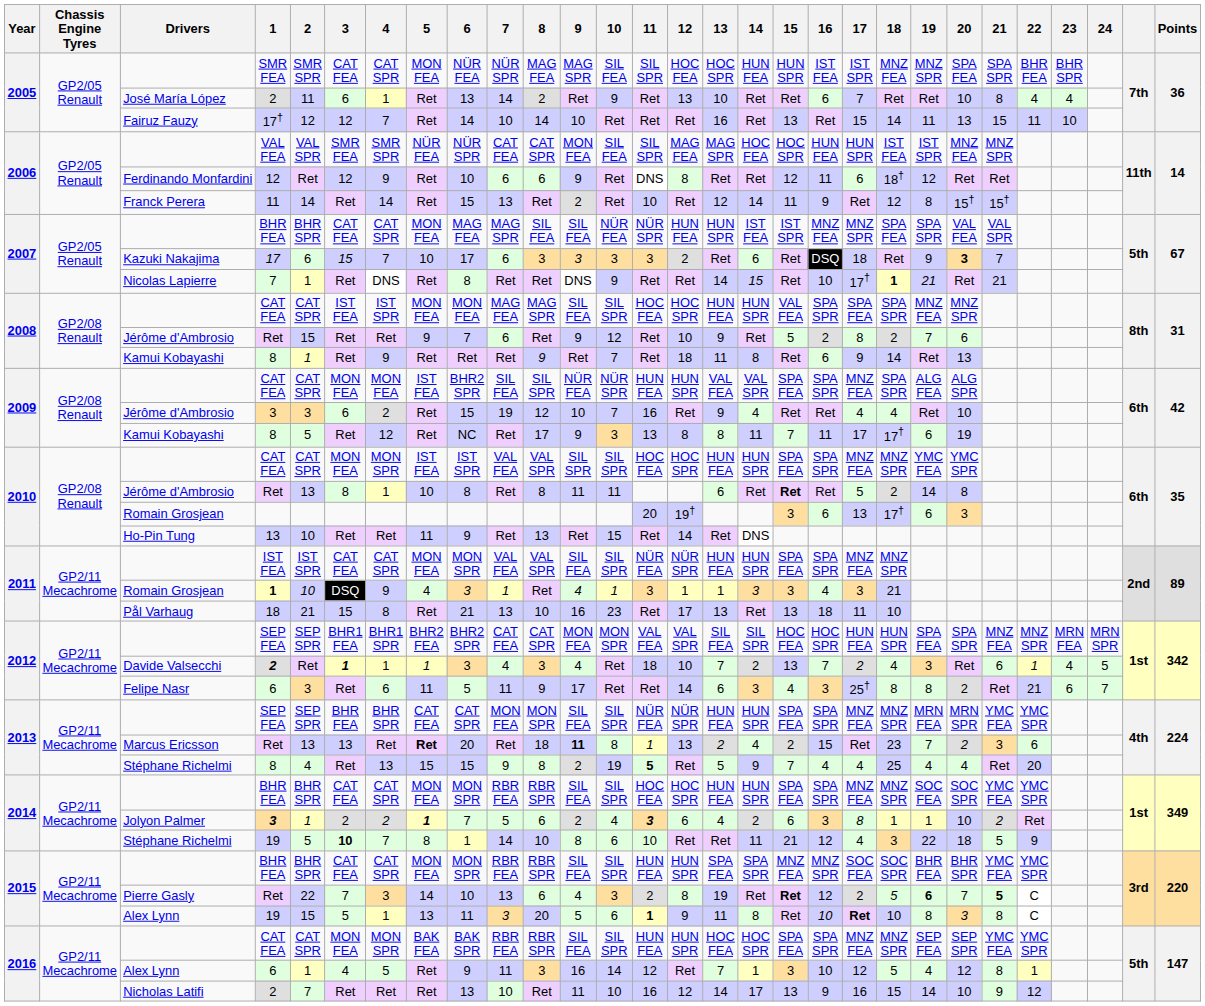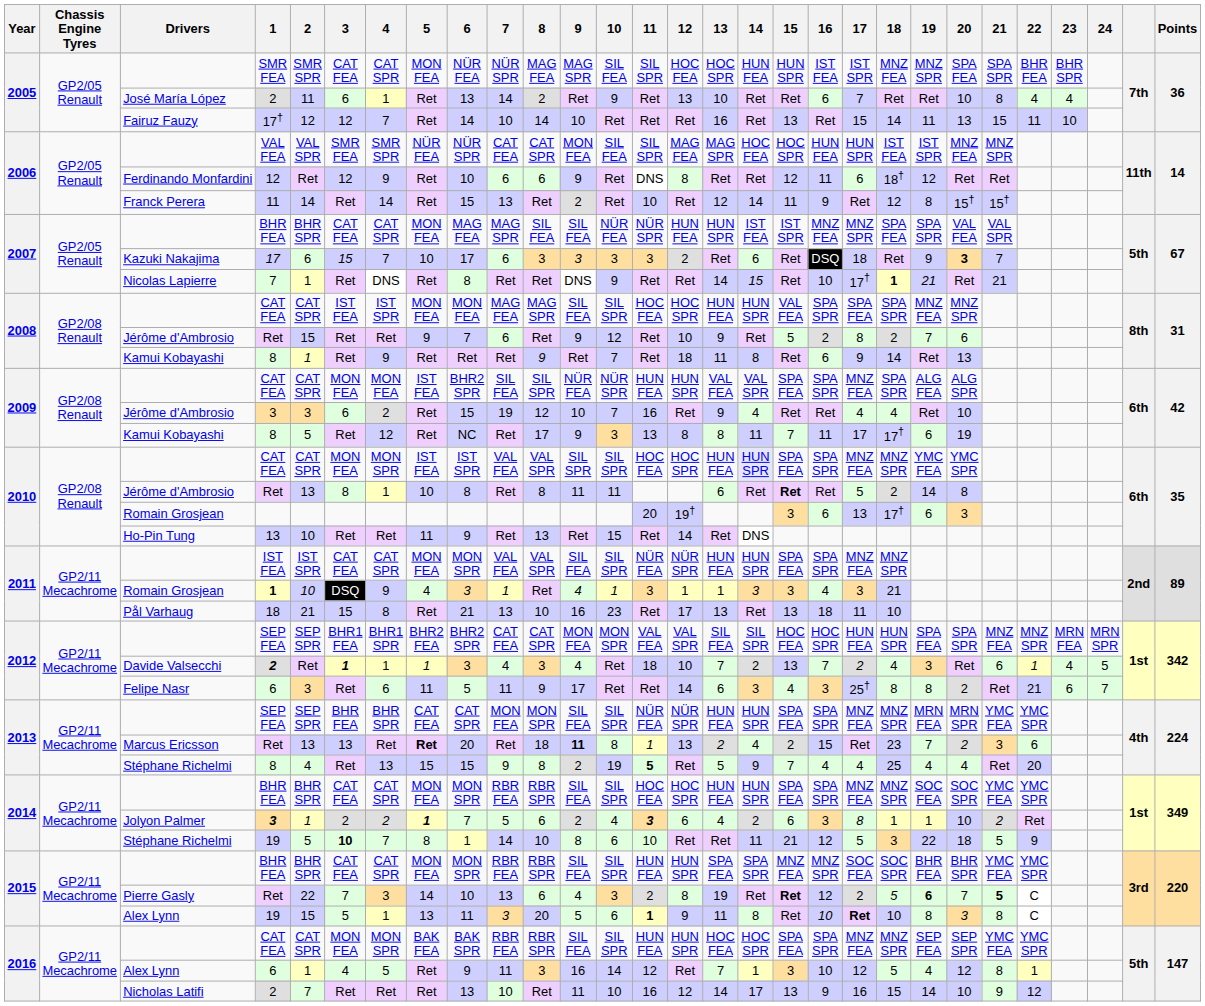(756, 464) no background -> (756, 464) lavender background
(860, 840) 4 -> (860, 840) 5
